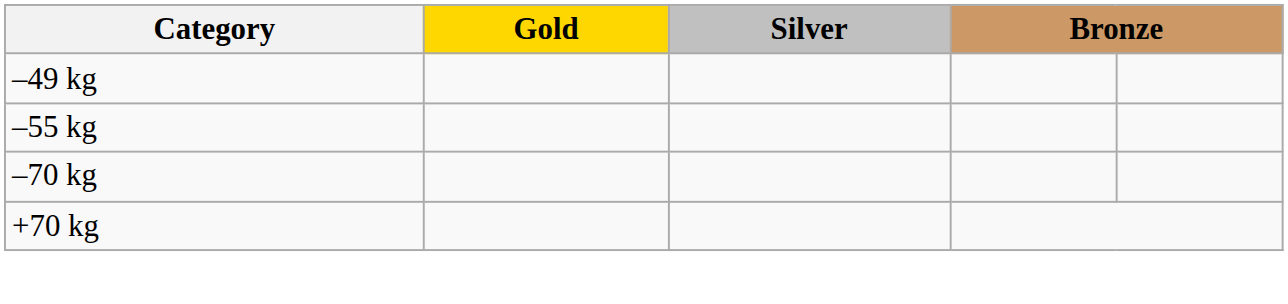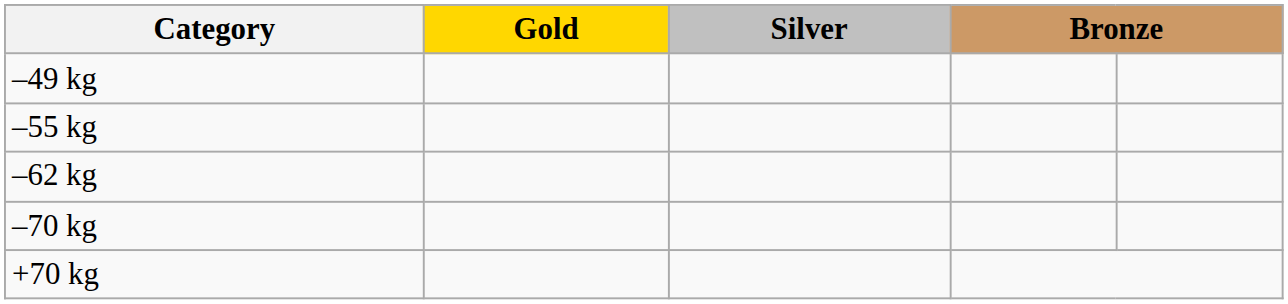+ row: (55, 175)
